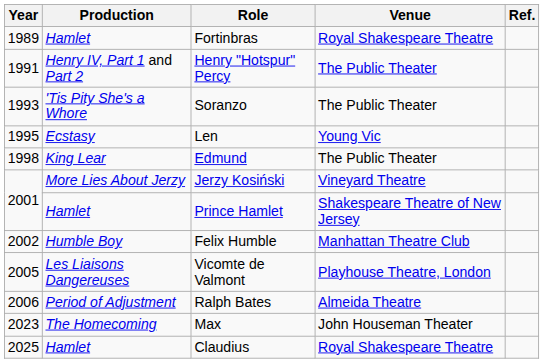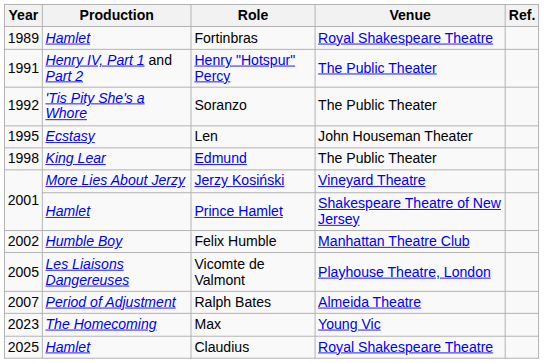(23, 106) 1993 -> (23, 106) 1992
(349, 136) Young Vic -> (395, 136) John Houseman Theater
(23, 302) 2006 -> (23, 302) 2007
(395, 324) John Houseman Theater -> (349, 324) Young Vic
